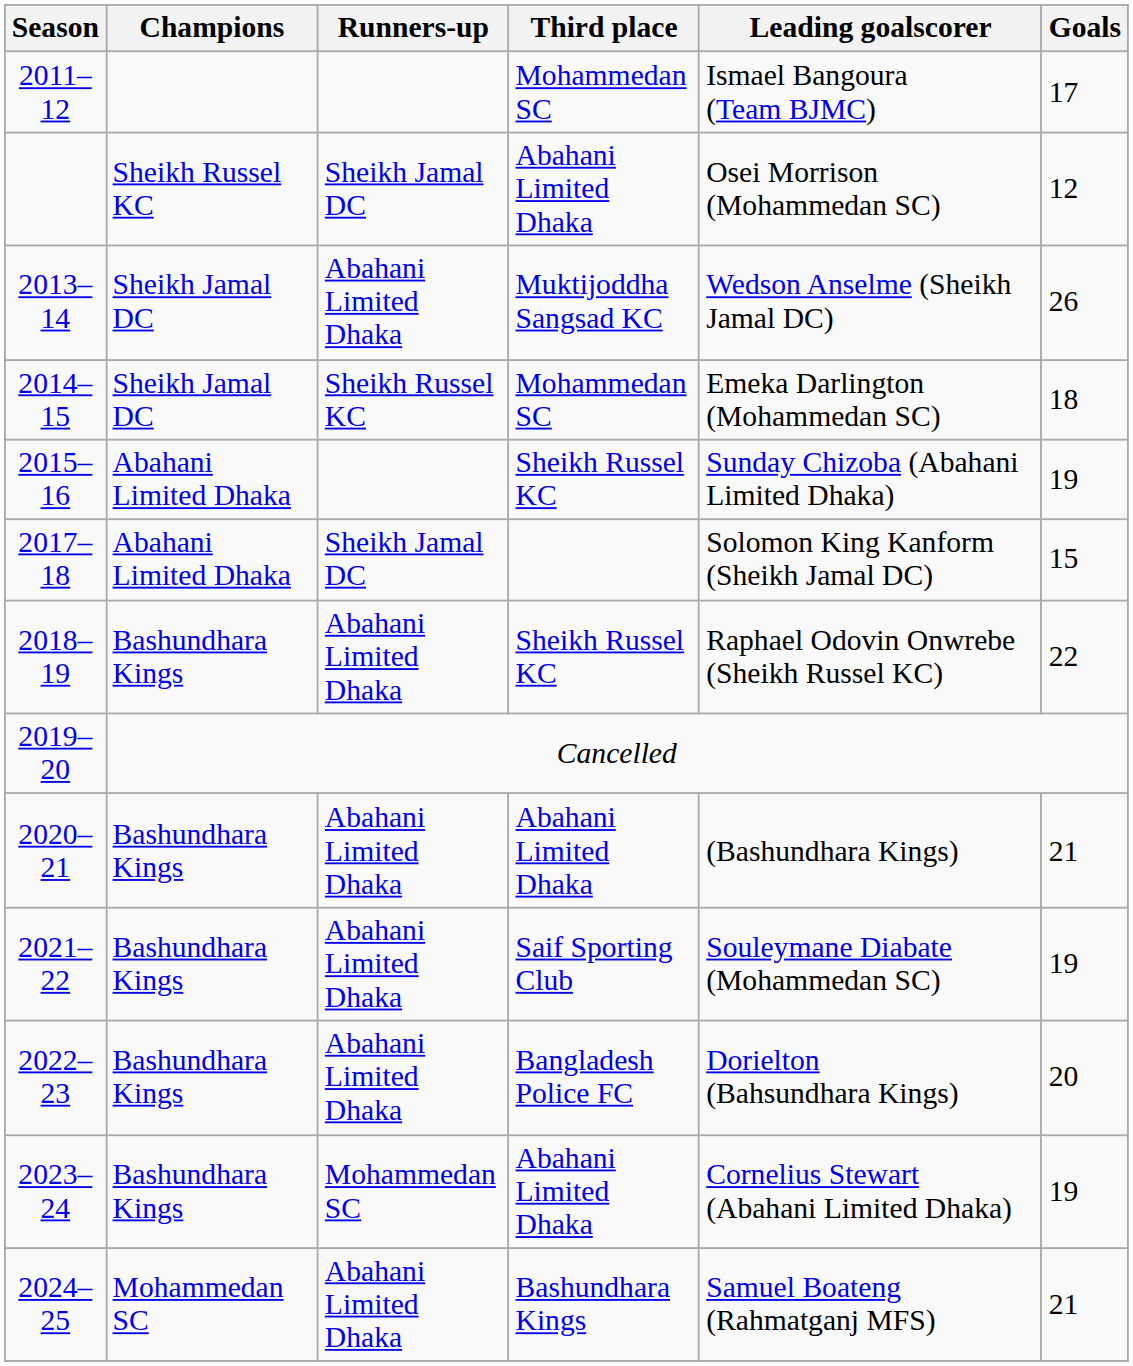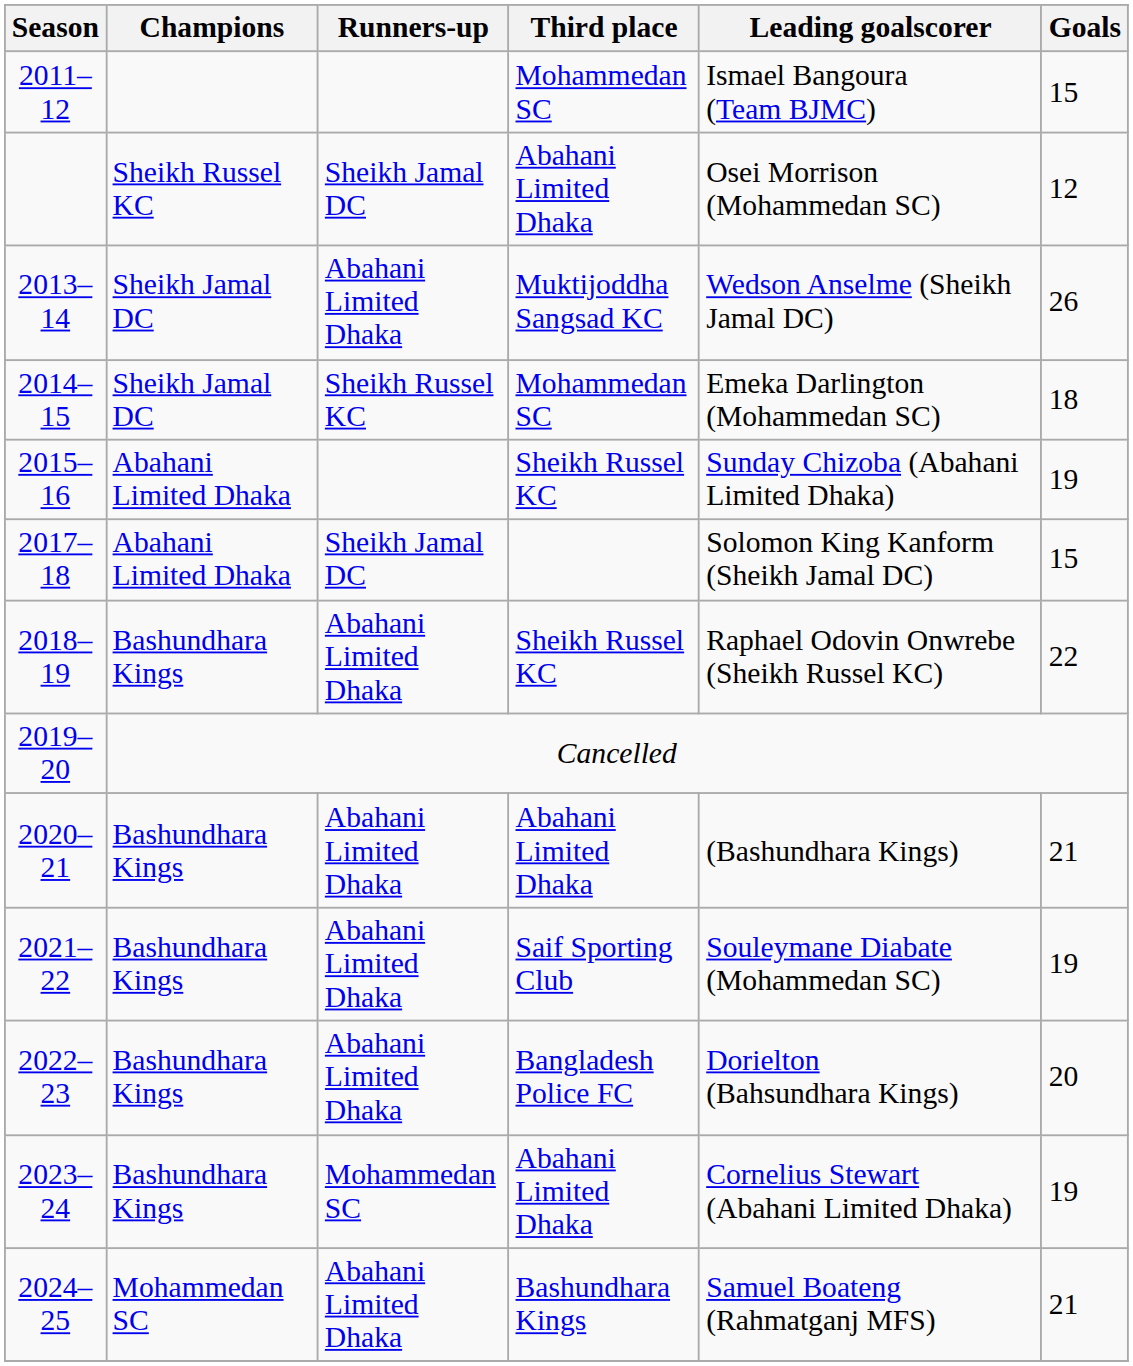(1063, 91) 17 -> (1063, 91) 15
